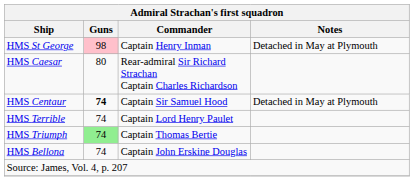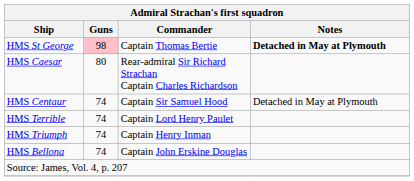(166, 45) Captain Henry Inman -> (169, 45) Captain Thomas Bertie
(315, 45) normal -> (319, 45) bold
(101, 102) bold -> (101, 102) normal
(101, 135) lightgreen background -> (101, 135) no background
(169, 135) Captain Thomas Bertie -> (166, 135) Captain Henry Inman
